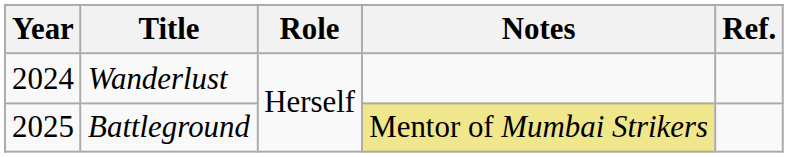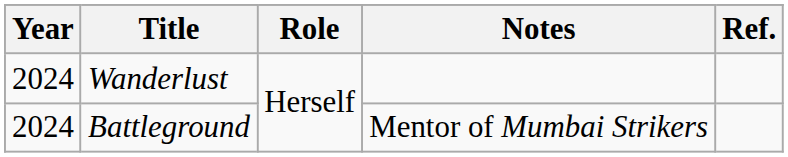(43, 126) 2025 -> (43, 126) 2024
(539, 126) khaki background -> (539, 126) no background
